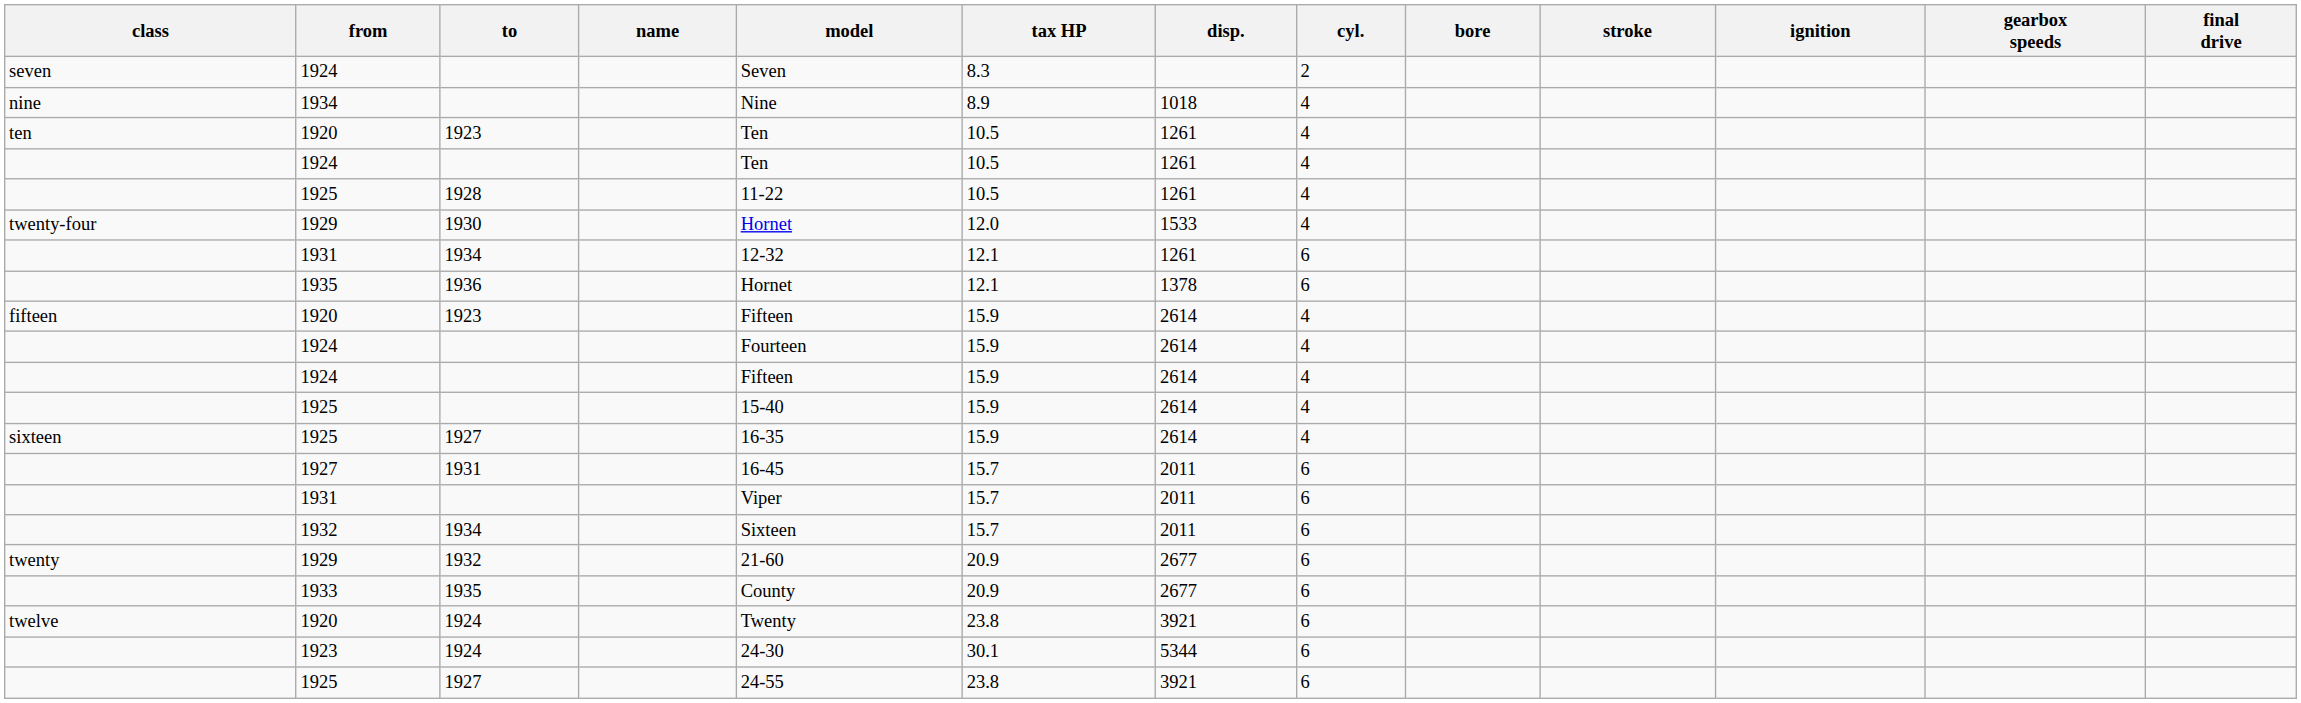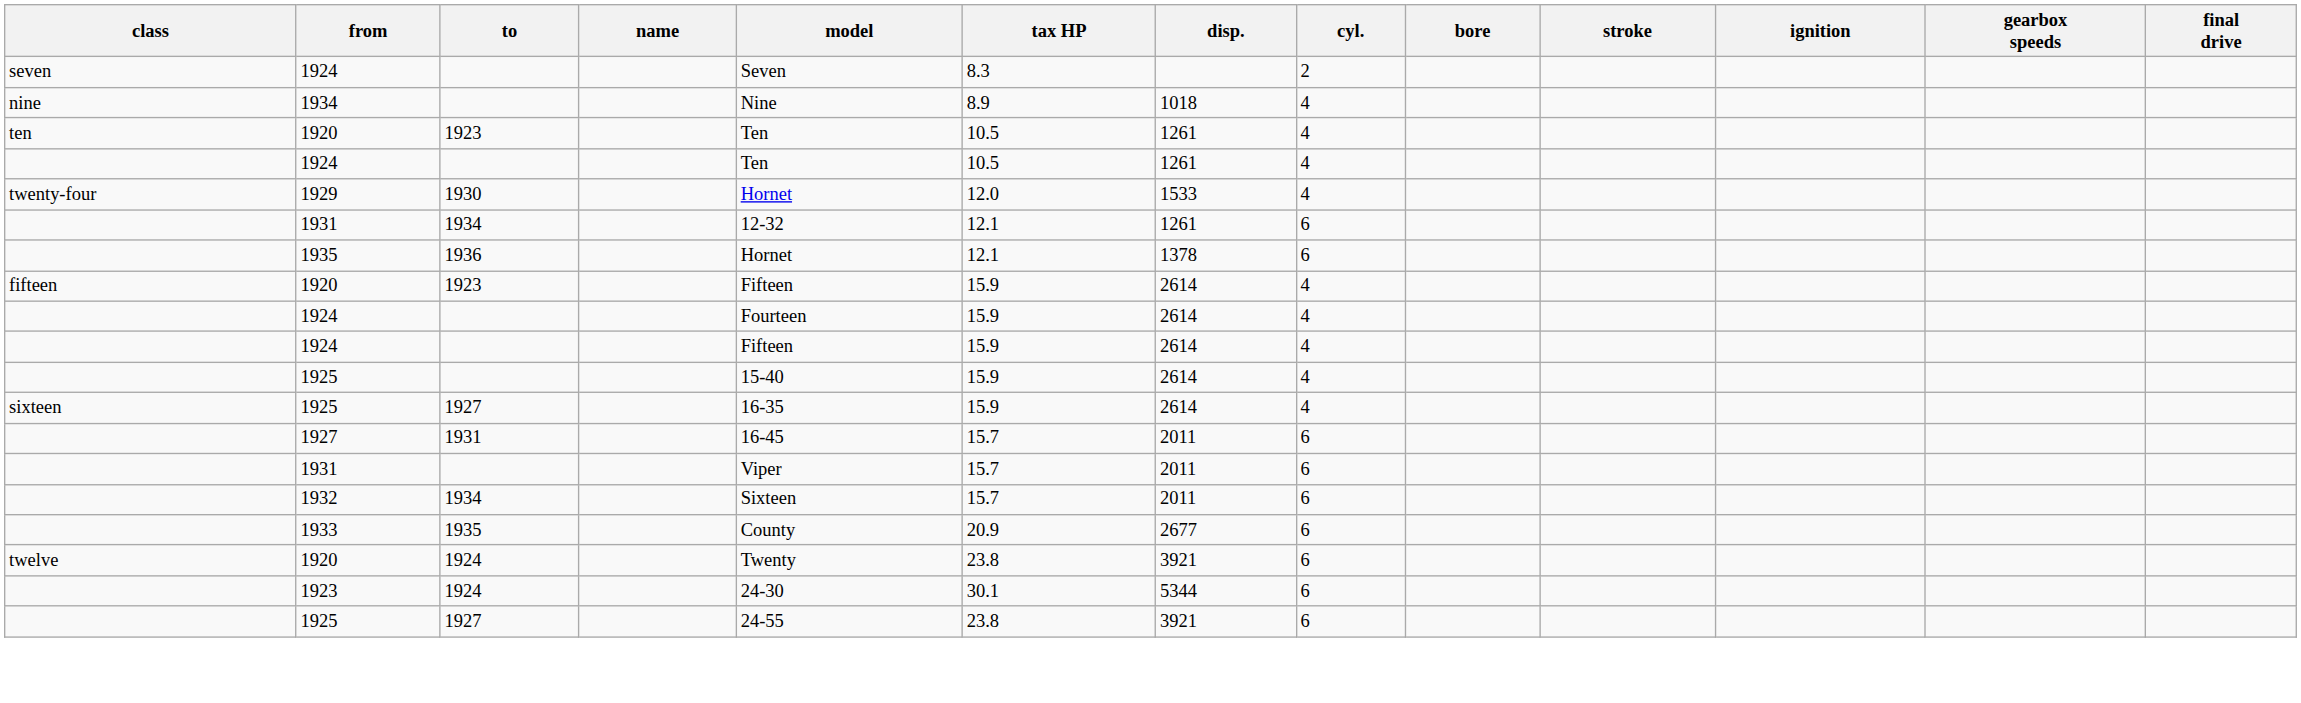- row: (319, 193)
- row: (319, 559)
